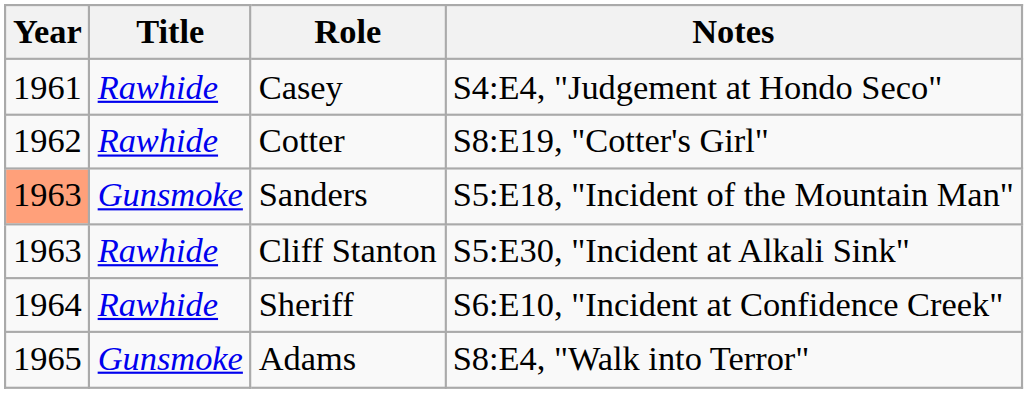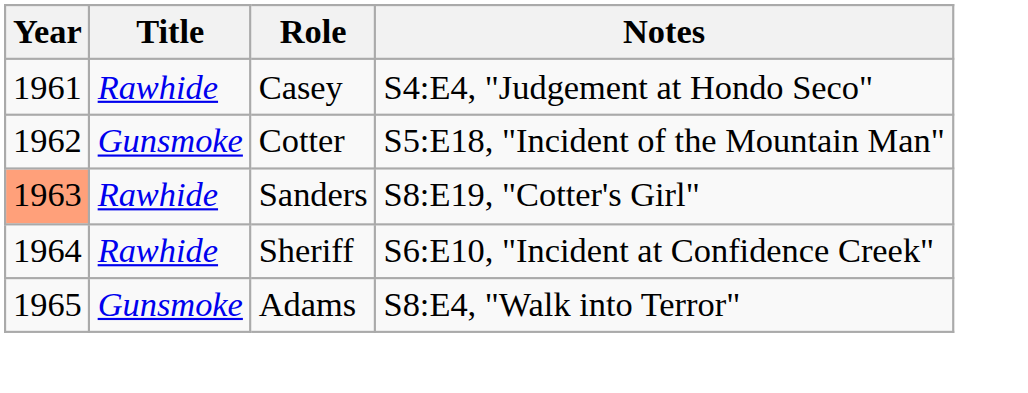(158, 140) Rawhide -> (170, 140) Gunsmoke
(611, 140) S8:E19, "Cotter's Girl" -> (664, 140) S5:E18, "Incident of the Mountain Man"
(170, 195) Gunsmoke -> (158, 195) Rawhide
(733, 195) S5:E18, "Incident of the Mountain Man" -> (542, 195) S8:E19, "Cotter's Girl"
- row: (348, 250)
